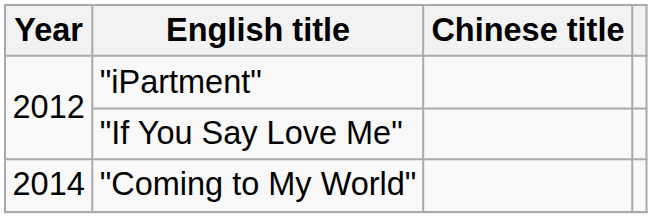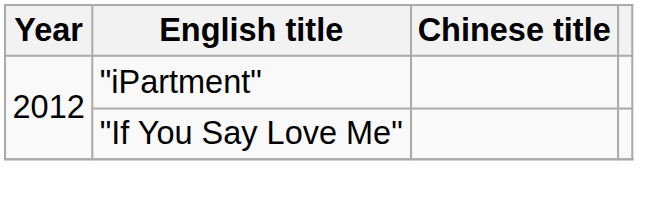- row: (258, 184)
